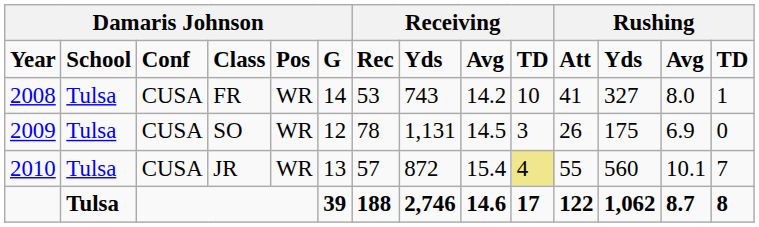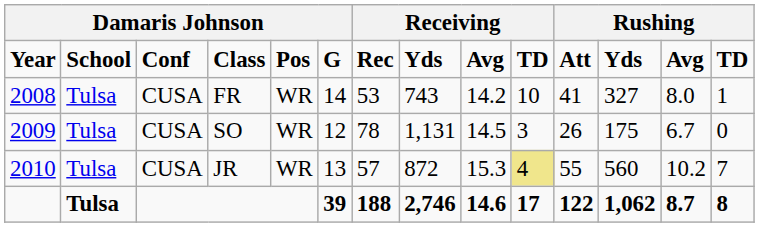(680, 131) 6.9 -> (680, 131) 6.7
(486, 167) 15.4 -> (486, 167) 15.3
(686, 167) 10.1 -> (686, 167) 10.2
